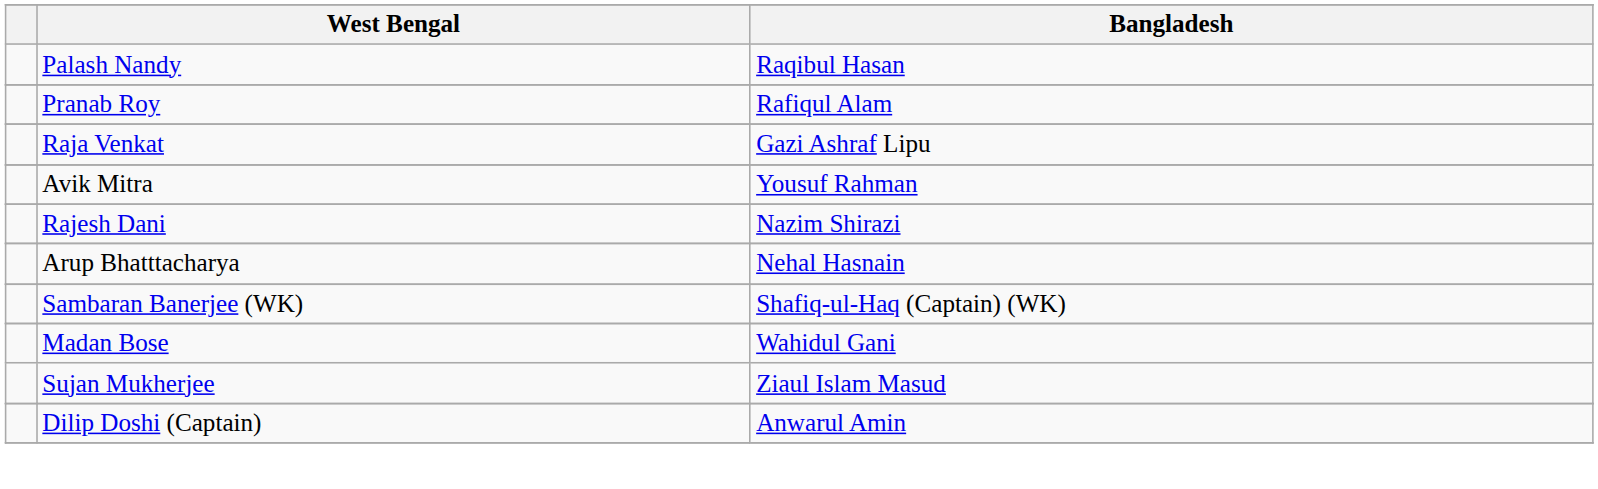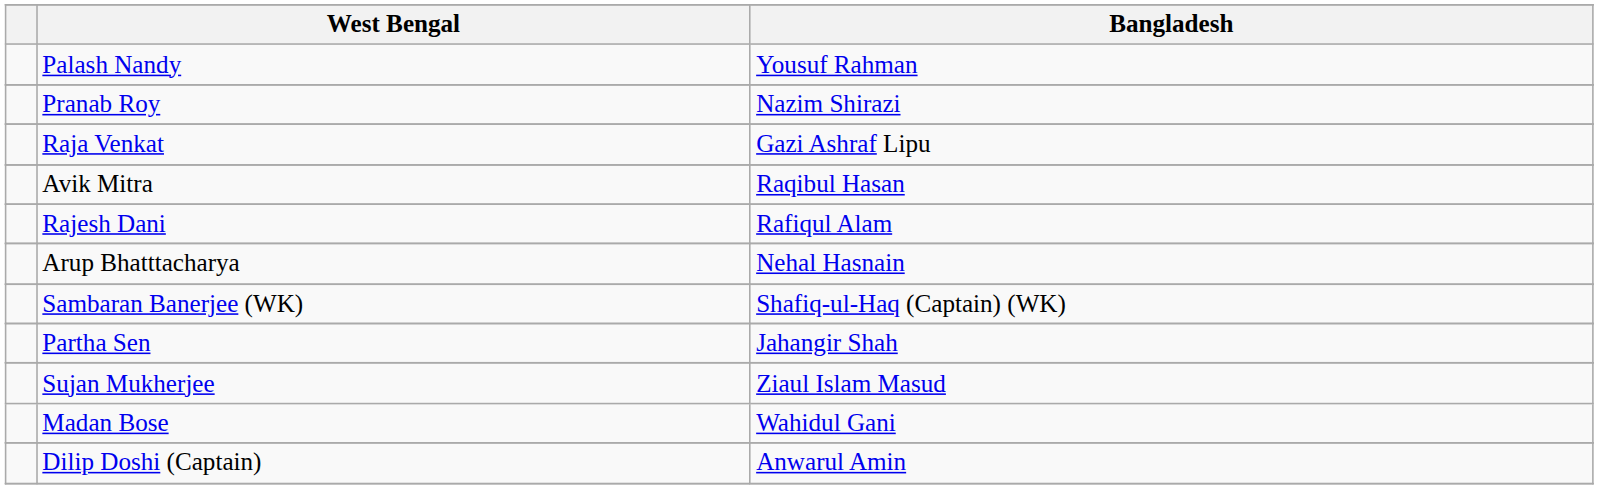(830, 64) Raqibul Hasan -> (837, 64) Yousuf Rahman
(824, 104) Rafiqul Alam -> (828, 104) Nazim Shirazi
(837, 183) Yousuf Rahman -> (830, 183) Raqibul Hasan
(828, 223) Nazim Shirazi -> (824, 223) Rafiqul Alam
+ row: (96, 343)
rows swapped: (129, 382) <-> (105, 343)
